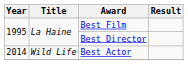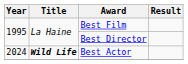(17, 53) 2014 -> (17, 53) 2024
(54, 53) normal -> (54, 53) bold
